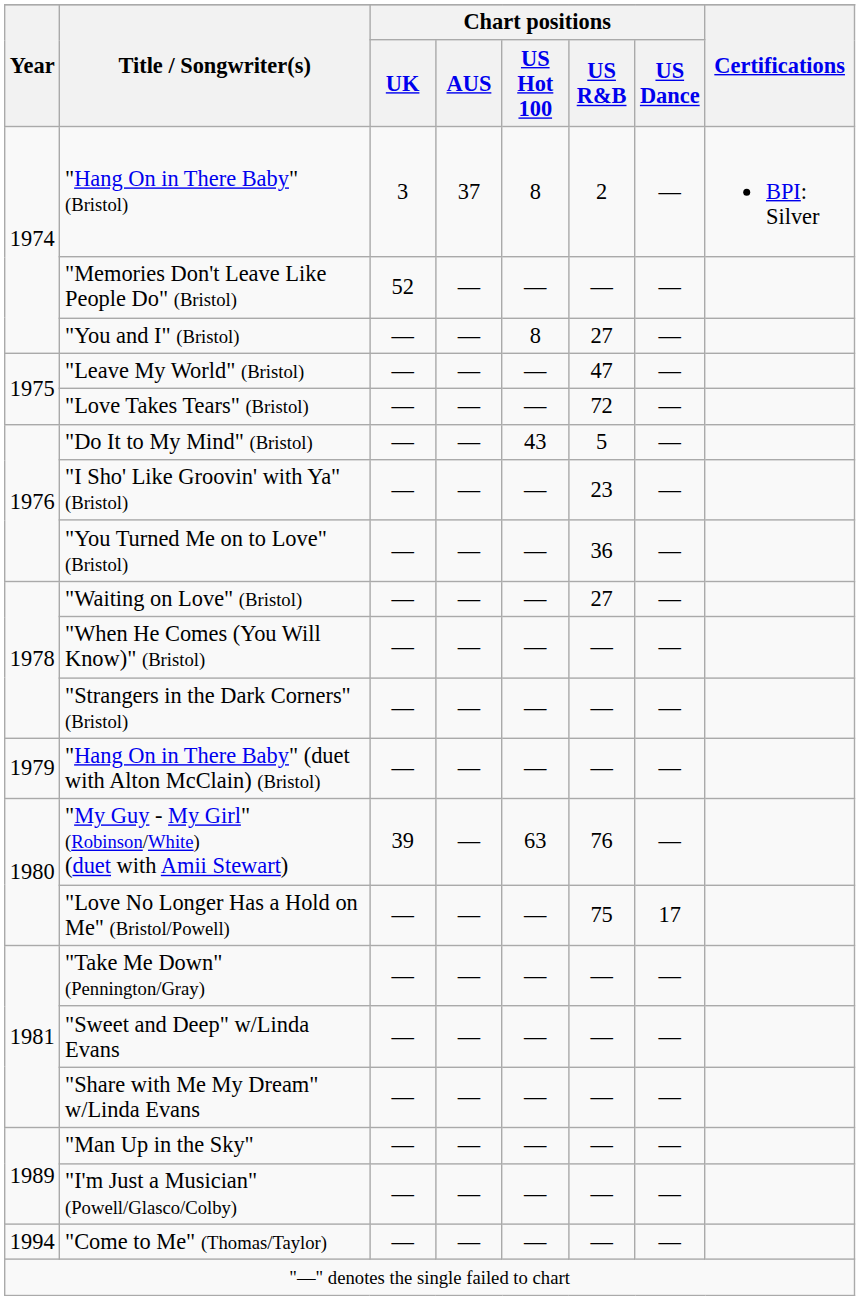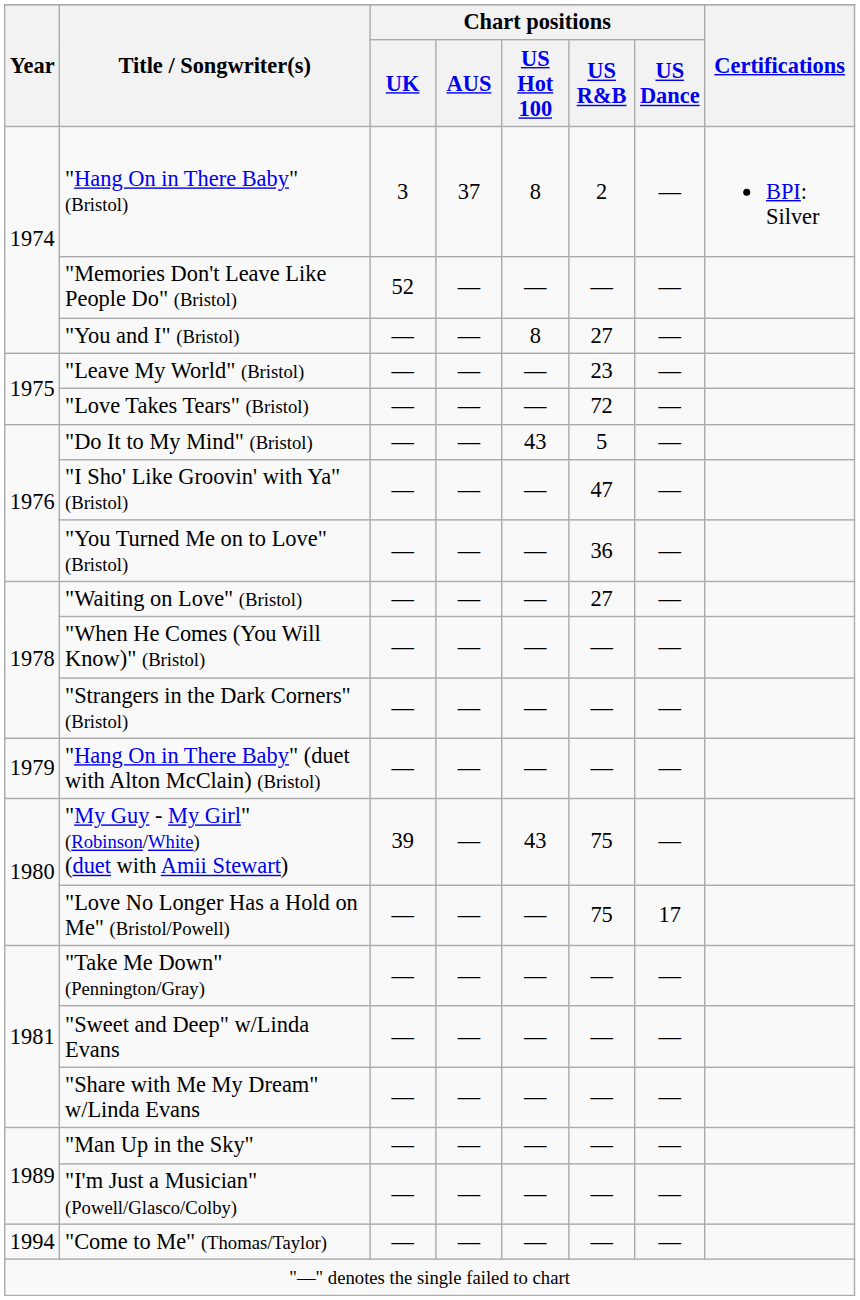(602, 370) 47 -> (602, 370) 23
(602, 489) 23 -> (602, 489) 47
(535, 841) 63 -> (535, 841) 43
(602, 841) 76 -> (602, 841) 75
